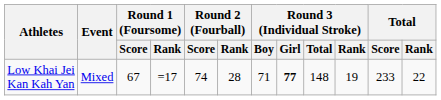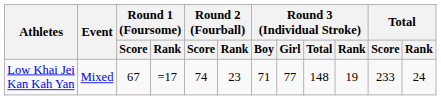(235, 77) 28 -> (235, 77) 23
(290, 77) bold -> (290, 77) normal
(419, 77) 22 -> (419, 77) 24
